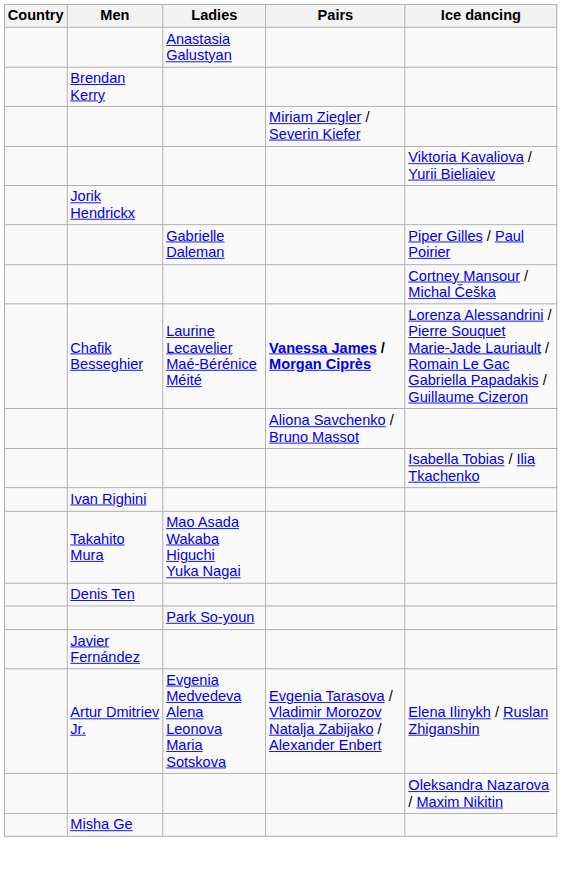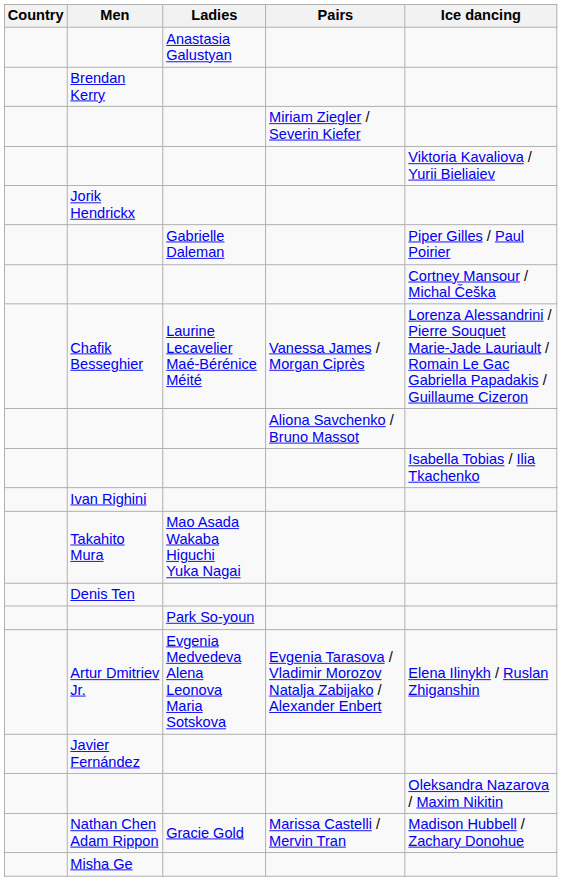(327, 356) bold -> (324, 356) normal
rows swapped: (115, 721) <-> (105, 649)
+ row: (114, 832)
